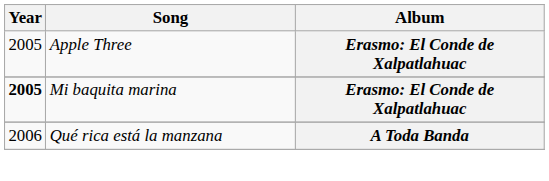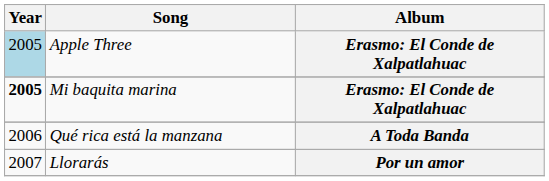(25, 44) no background -> (25, 44) lightblue background
+ row: (79, 162)
